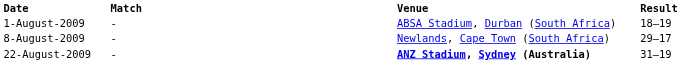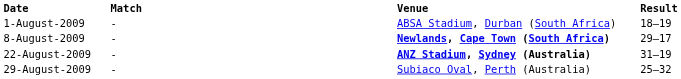(503, 39) normal -> (503, 39) bold
+ row: (47, 69)
